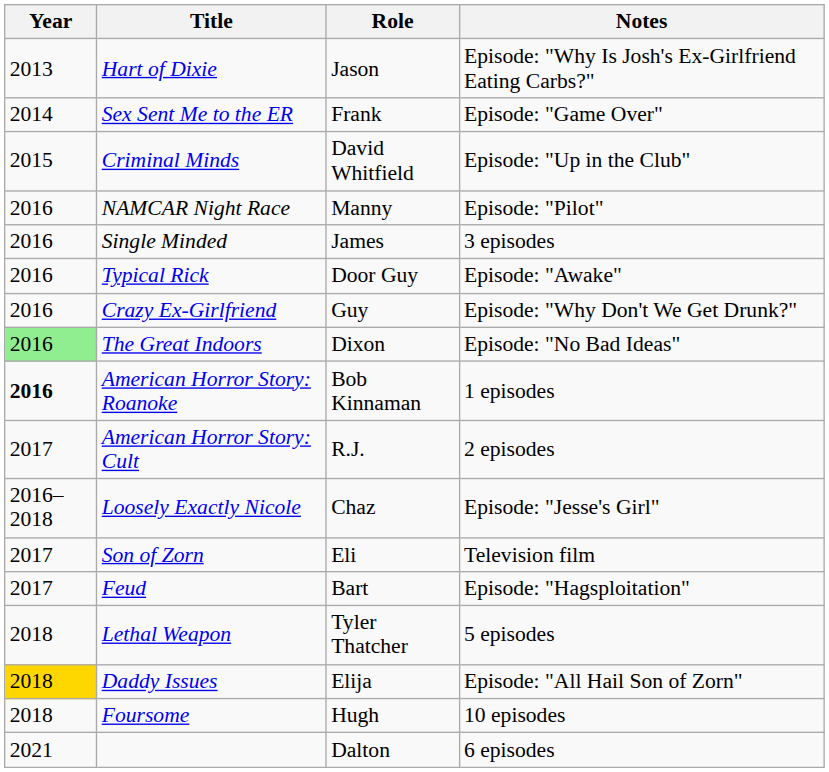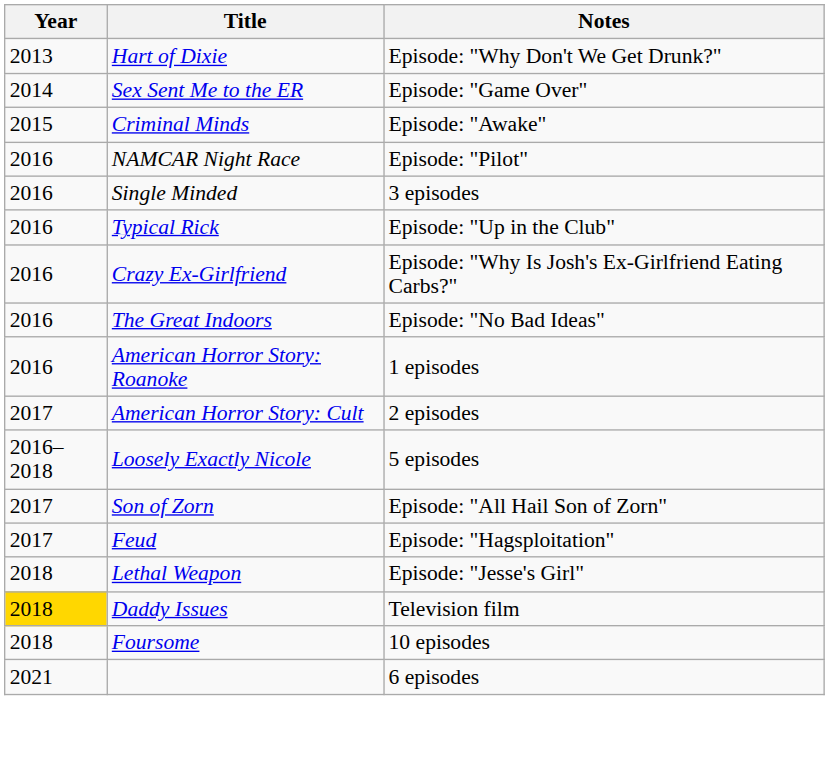- column: (393, 21)
(630, 68) Episode: "Why Is Josh's Ex-Girlfriend Eating Carbs?" -> (555, 55) Episode: "Why Don't We Get Drunk?"
(577, 160) Episode: "Up in the Club" -> (467, 124) Episode: "Awake"
(543, 275) Episode: "Awake" -> (502, 227) Episode: "Up in the Club"
(631, 310) Episode: "Why Don't We Get Drunk?" -> (585, 273) Episode: "Why Is Josh's Ex-Girlfriend Eating Carbs?"
(31, 344) lightgreen background -> (31, 319) no background
(31, 390) bold -> (31, 366) normal
(562, 507) Episode: "Jesse's Girl" -> (434, 459) 5 episodes
(530, 554) Television film -> (528, 505) Episode: "All Hail Son of Zorn"
(509, 634) 5 episodes -> (486, 574) Episode: "Jesse's Girl"
(603, 681) Episode: "All Hail Son of Zorn" -> (454, 608) Television film
